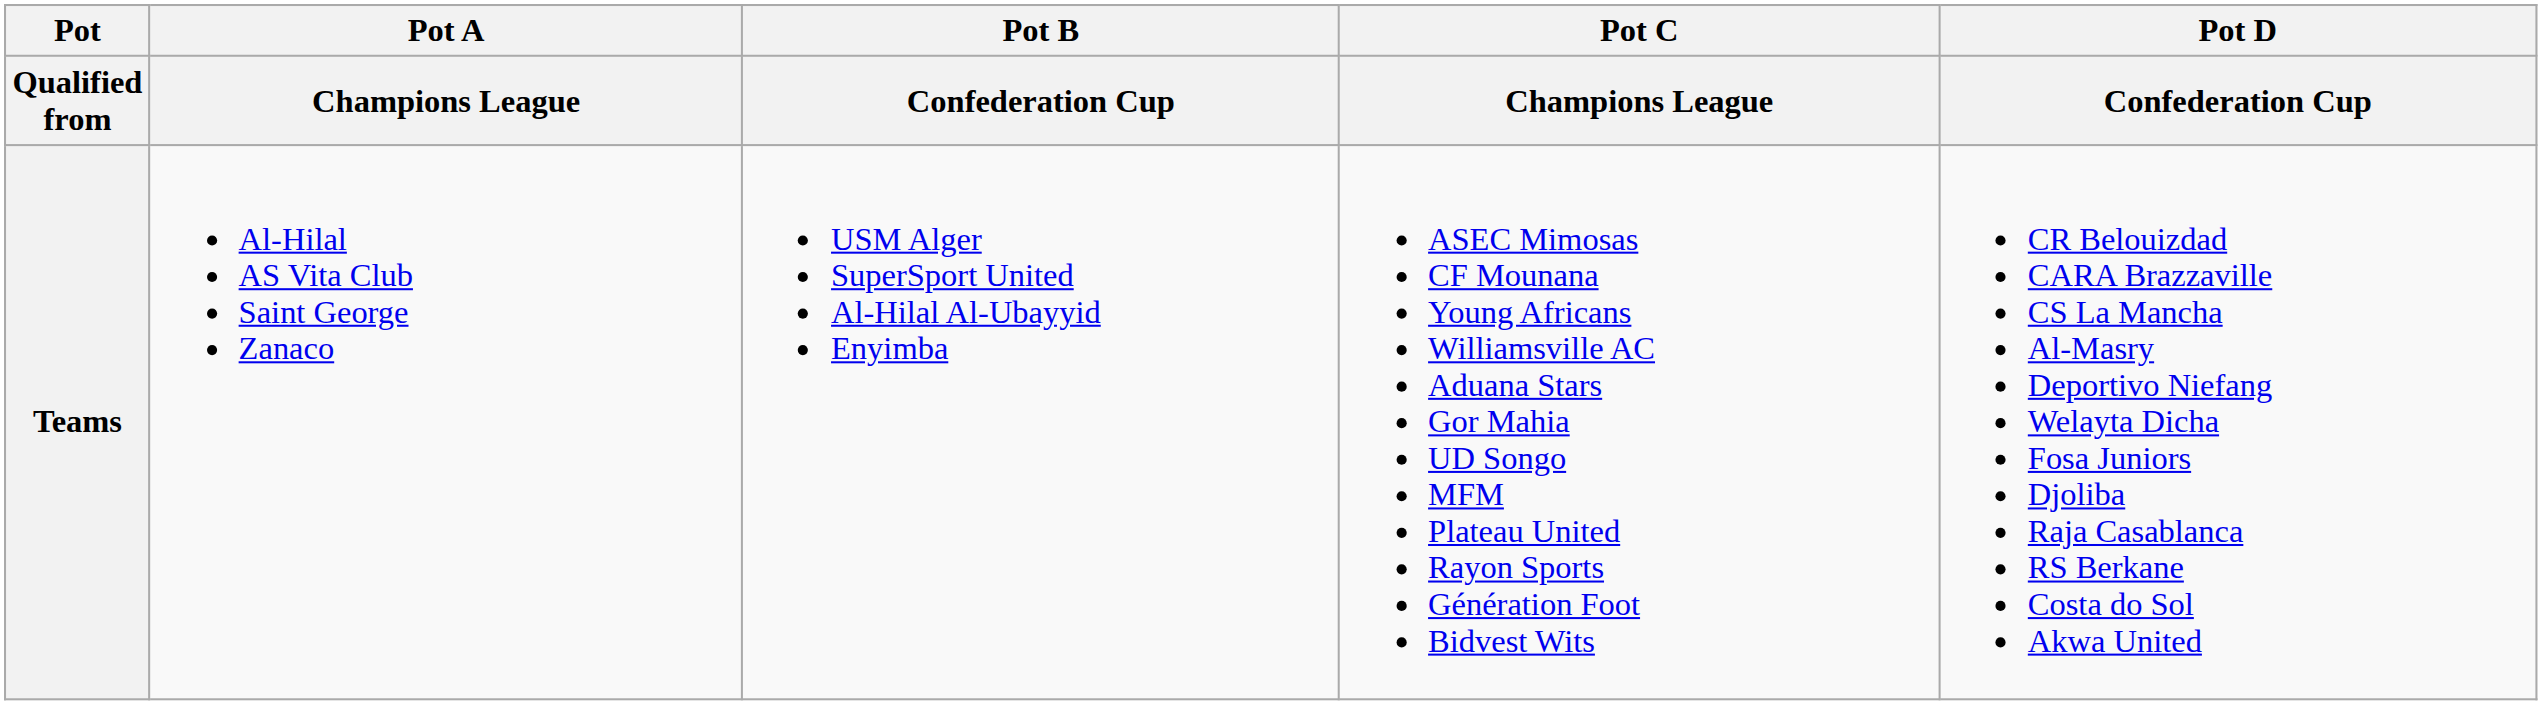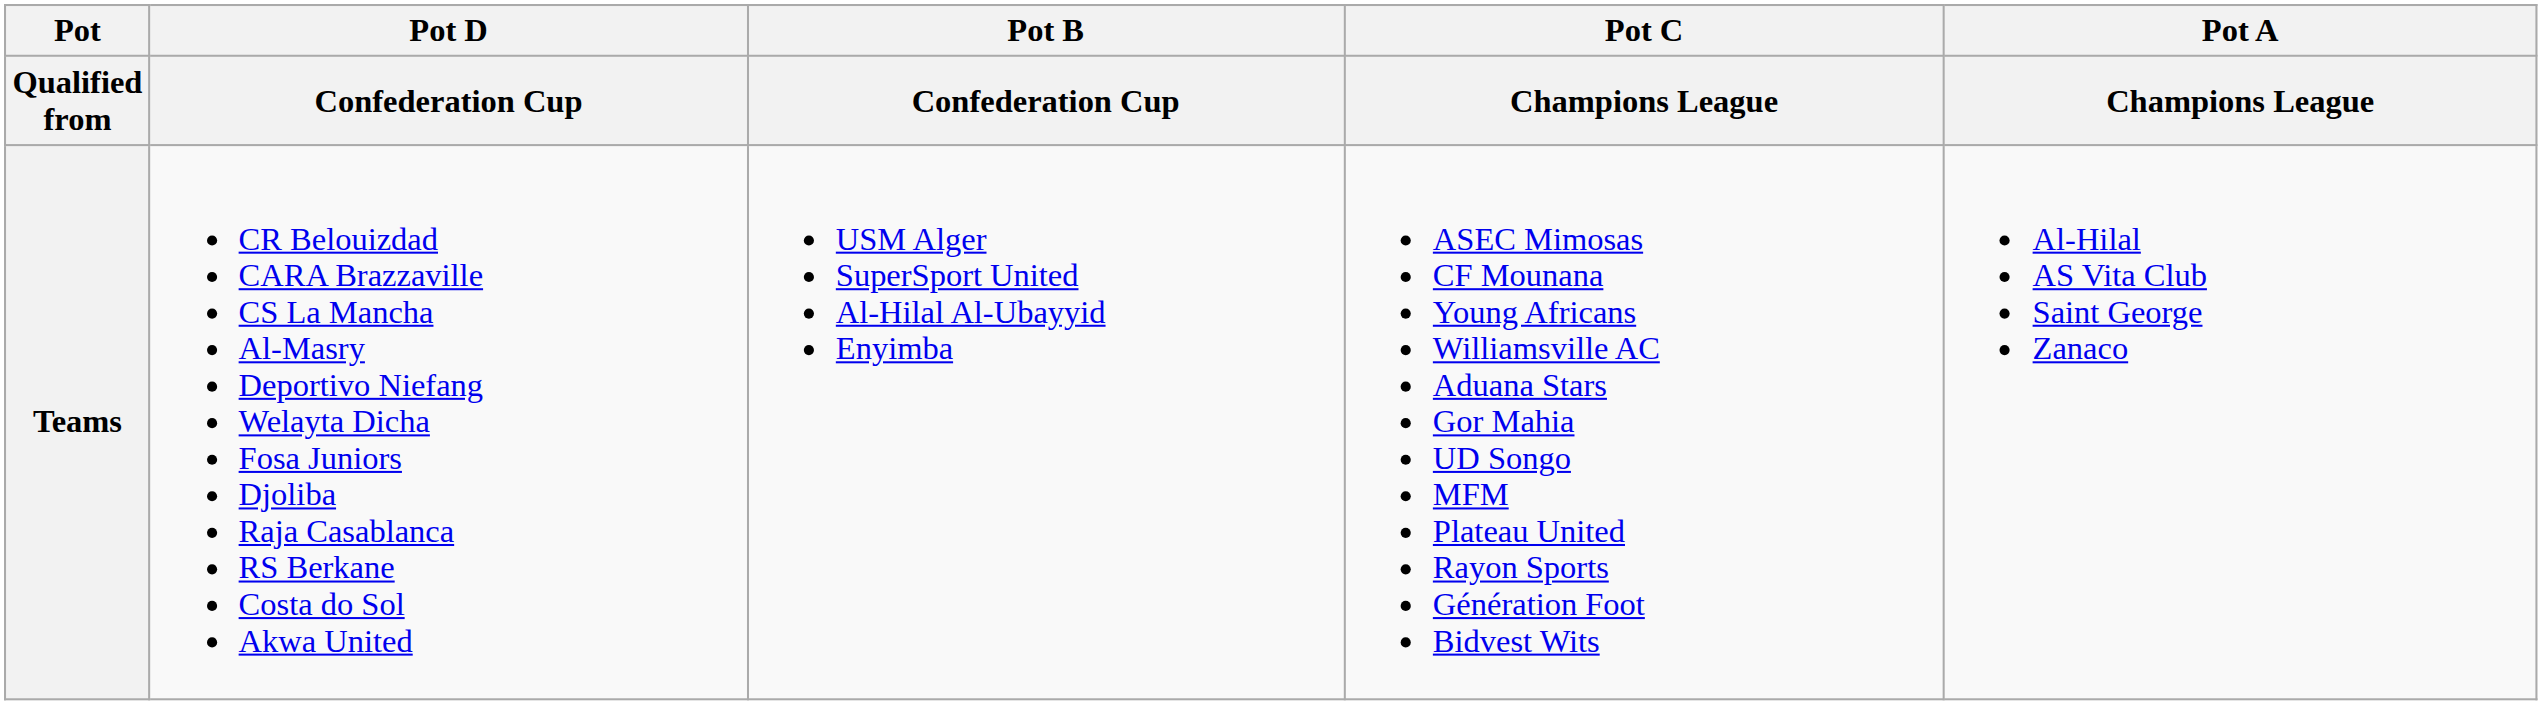columns swapped: (446, 100) <-> (2238, 100)
